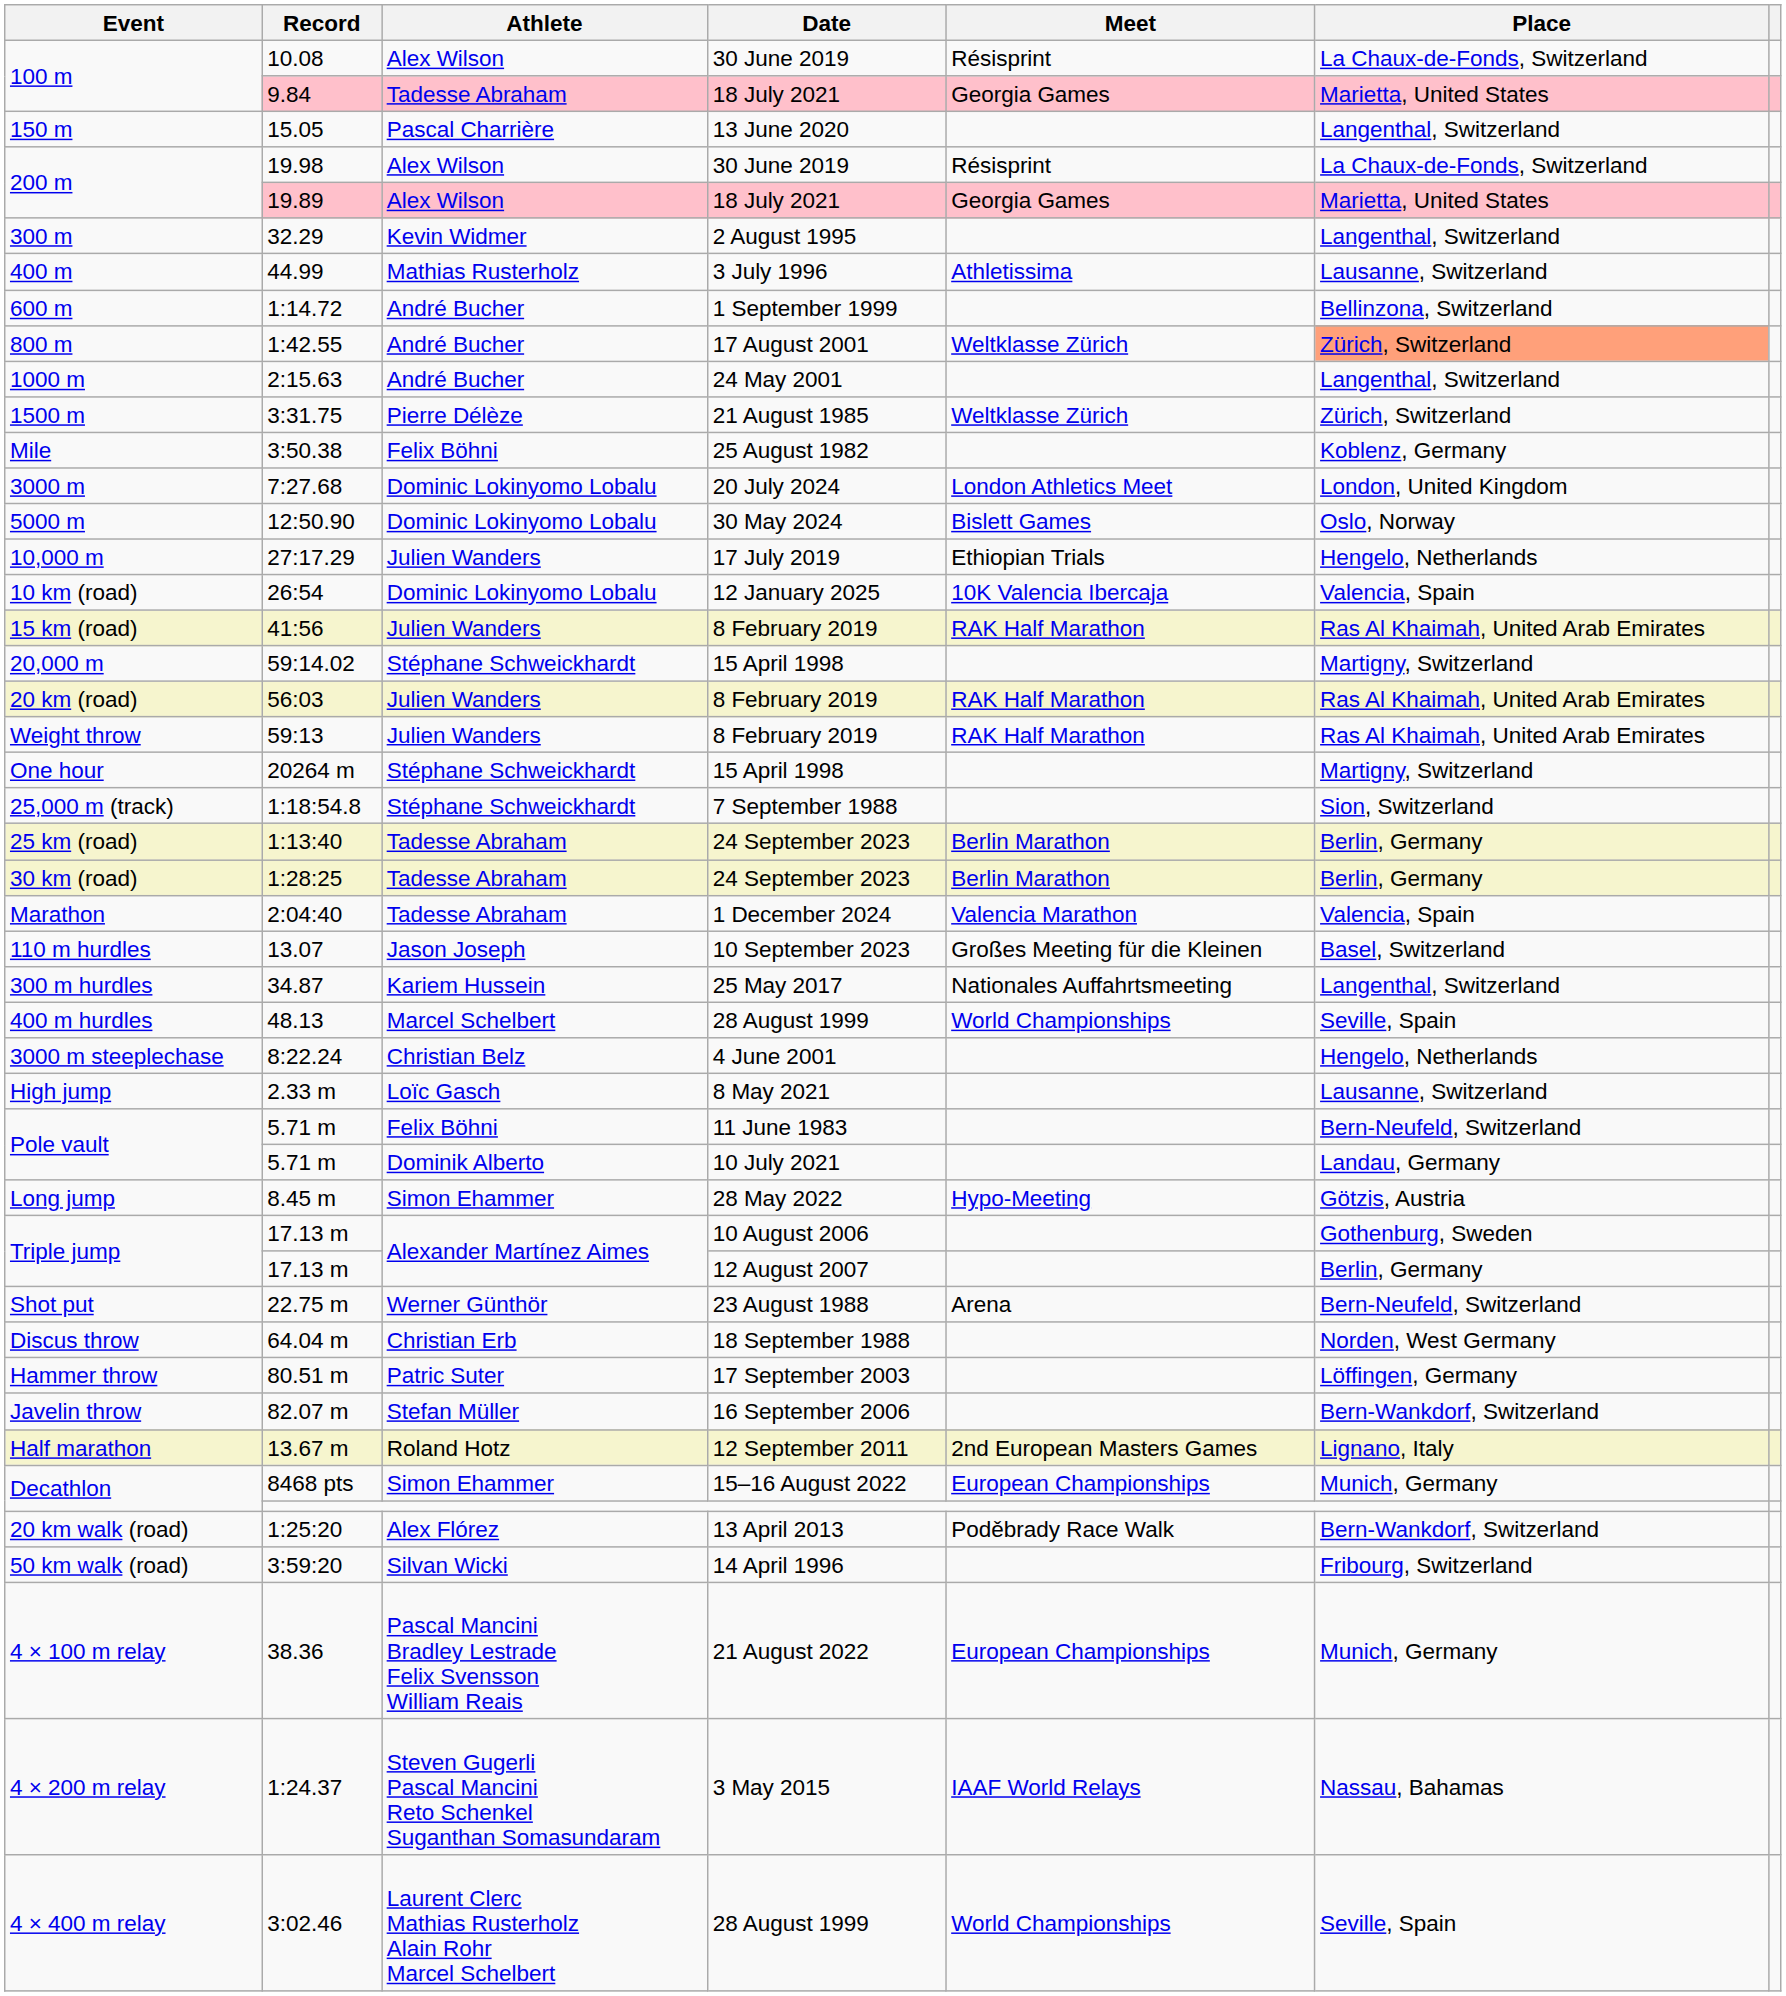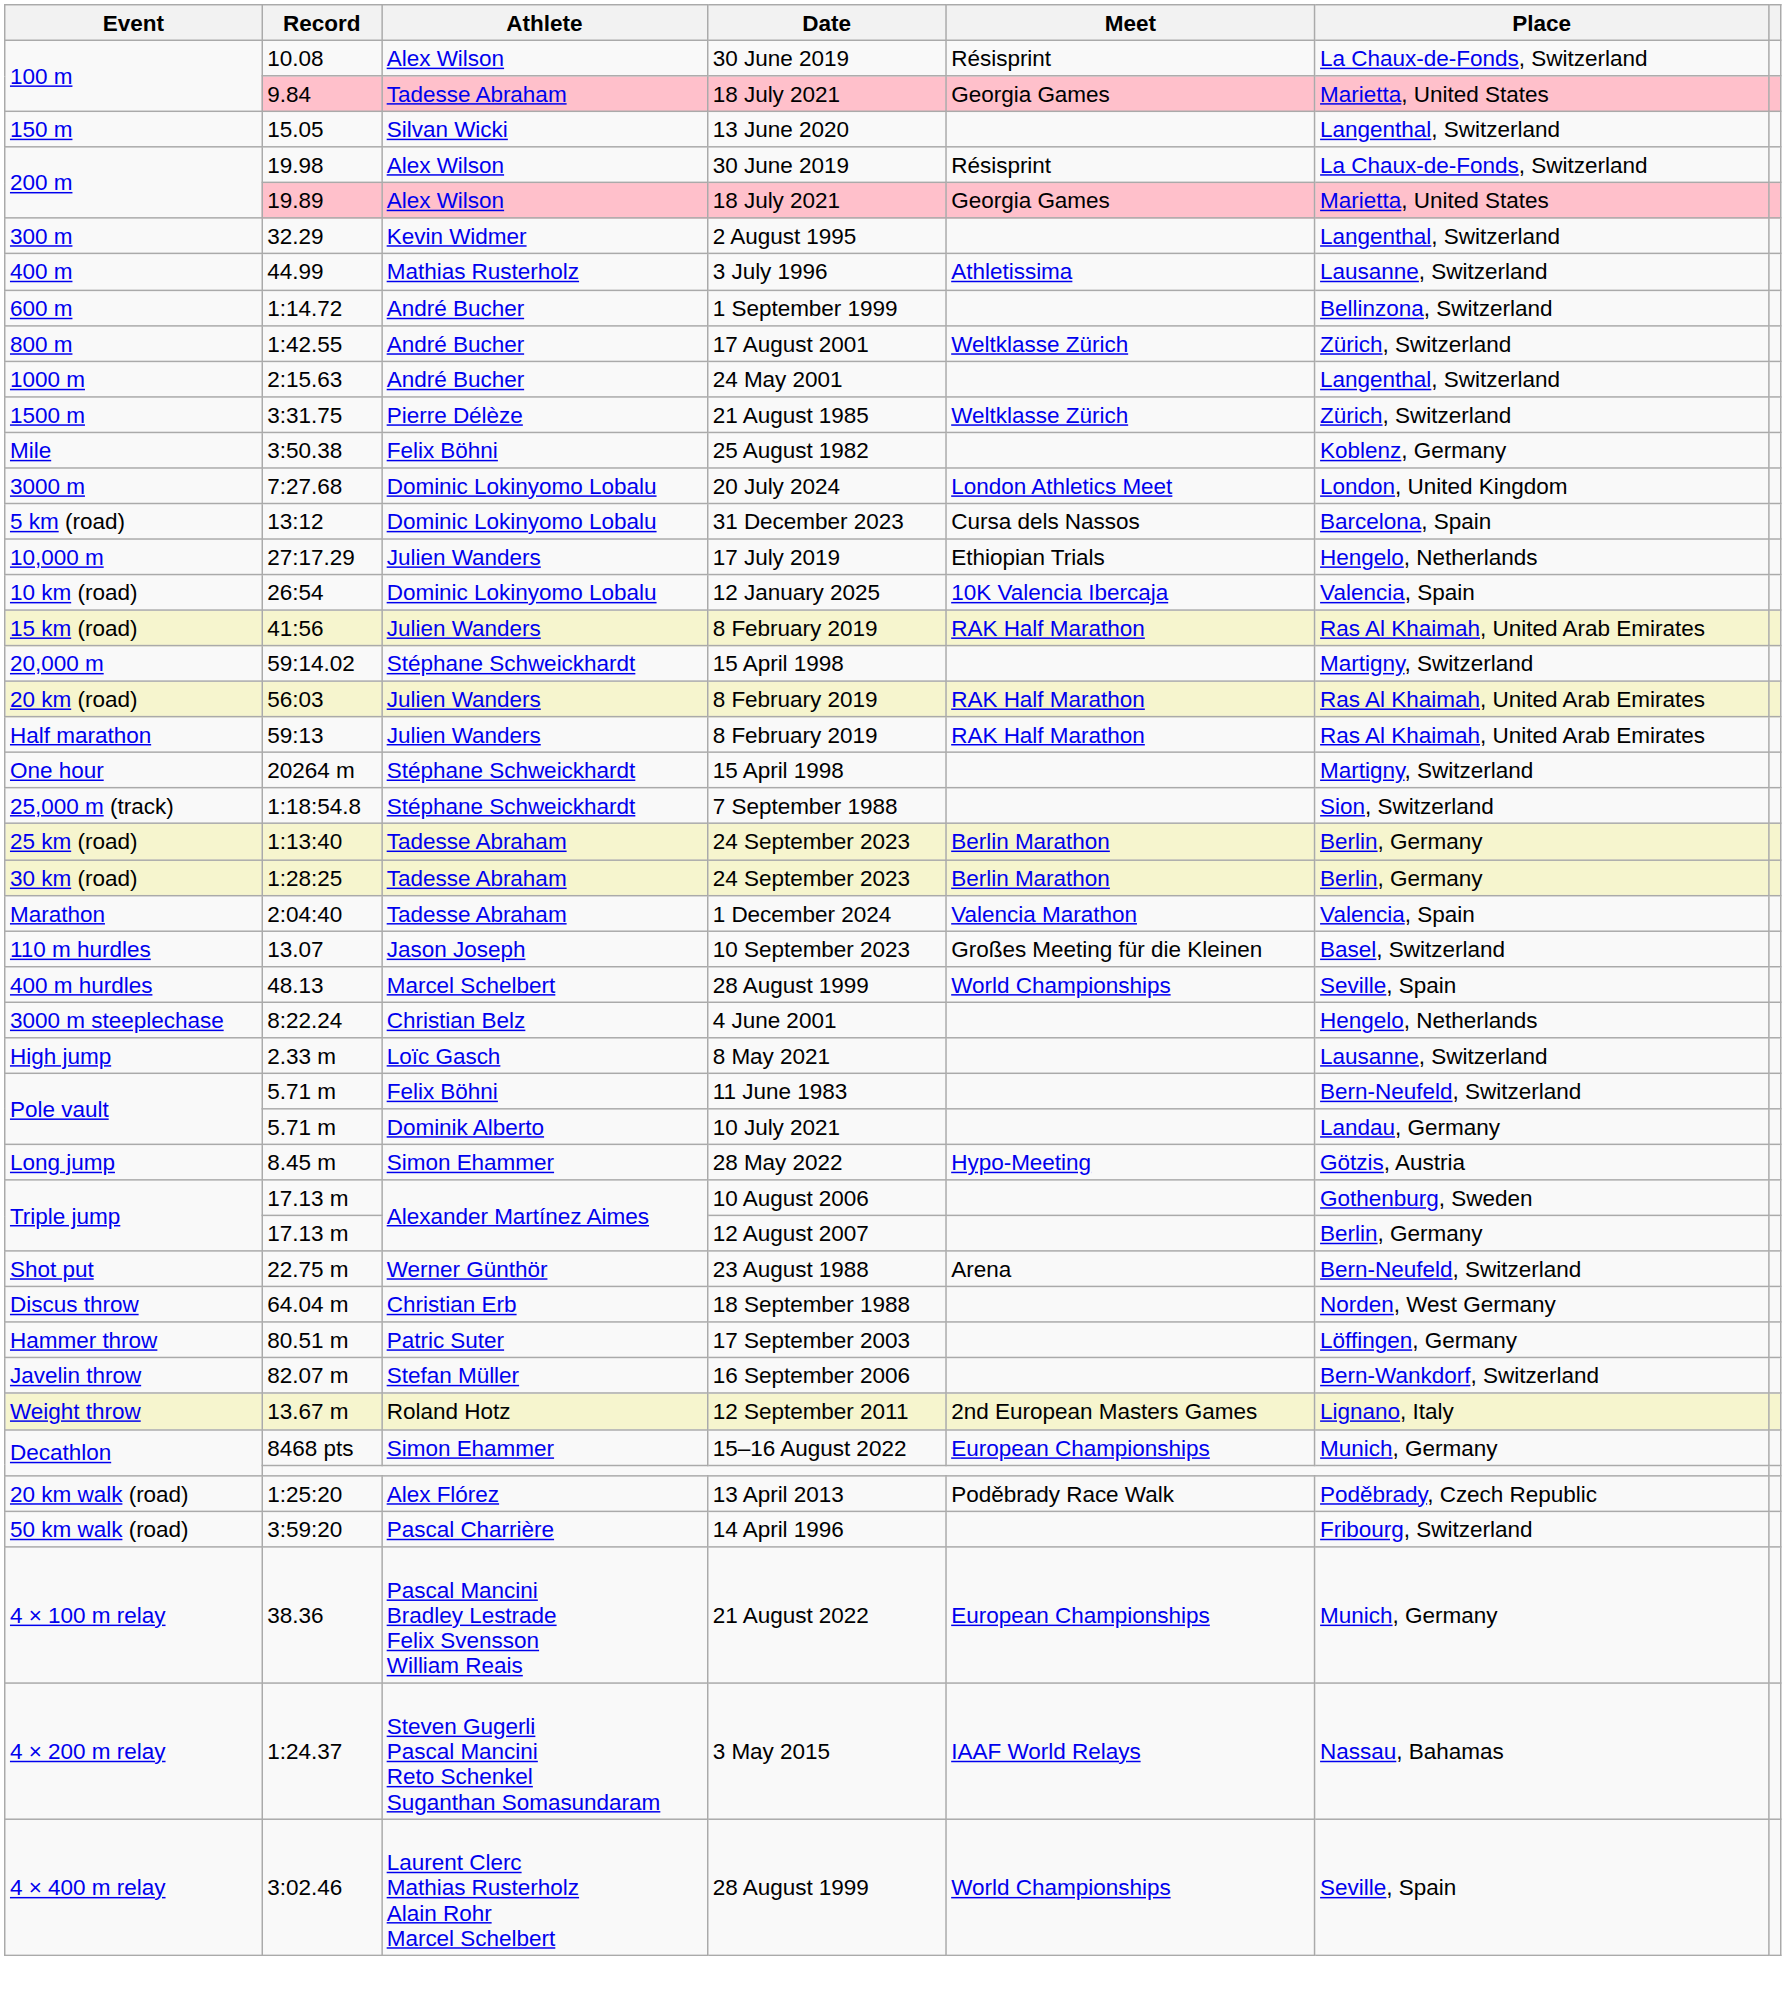(470, 130) Pascal Charrière -> (447, 130) Silvan Wicki
(1416, 343) lightsalmon background -> (1416, 343) no background
- row: (311, 521)
+ row: (295, 521)
(75, 735) Weight throw -> (81, 735) Half marathon
- row: (295, 984)
(81, 1447) Half marathon -> (75, 1412) Weight throw
(1460, 1529) Bern-Wankdorf, Switzerland -> (1459, 1493) Poděbrady, Czech Republic
(447, 1565) Silvan Wicki -> (470, 1529) Pascal Charrière
